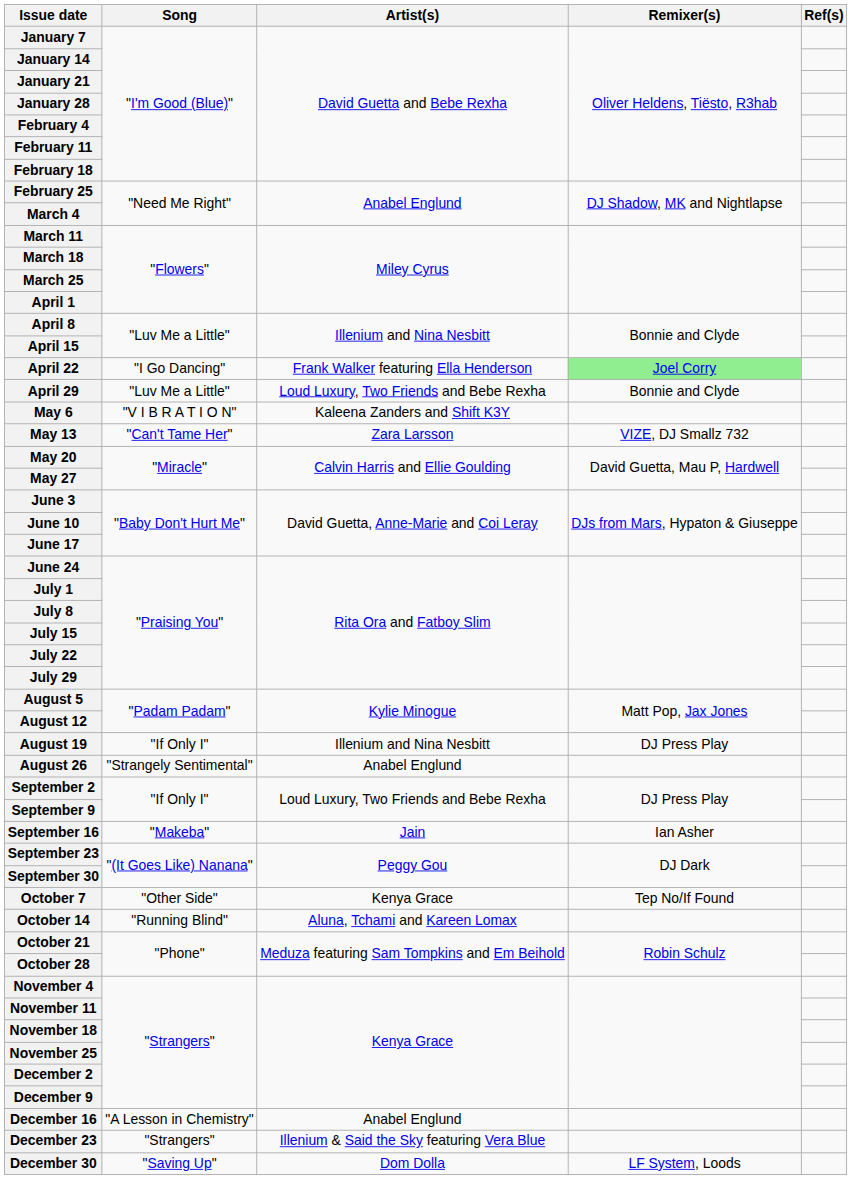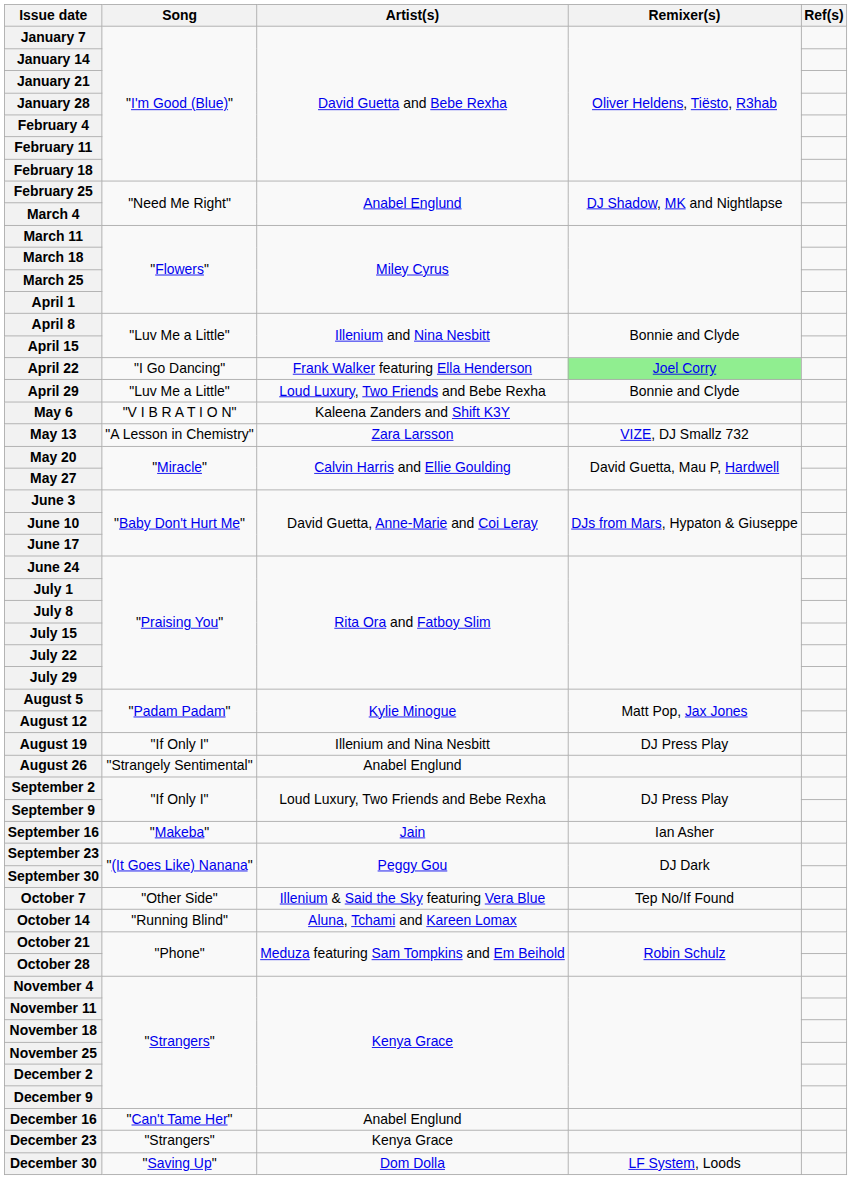(180, 434) "Can't Tame Her" -> (180, 434) "A Lesson in Chemistry"
(412, 898) Kenya Grace -> (412, 898) Illenium & Said the Sky featuring Vera Blue
(180, 1119) "A Lesson in Chemistry" -> (180, 1119) "Can't Tame Her"
(412, 1141) Illenium & Said the Sky featuring Vera Blue -> (412, 1141) Kenya Grace
